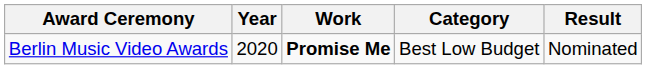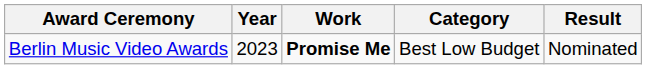(257, 48) 2020 -> (257, 48) 2023
